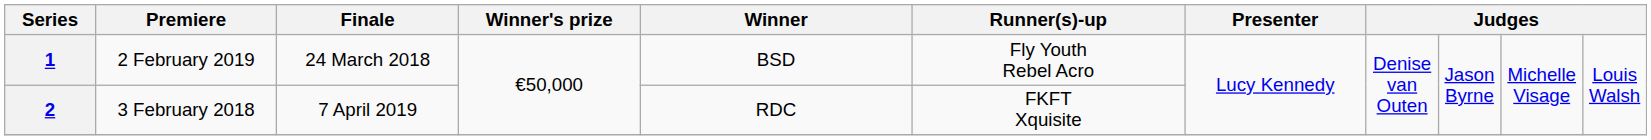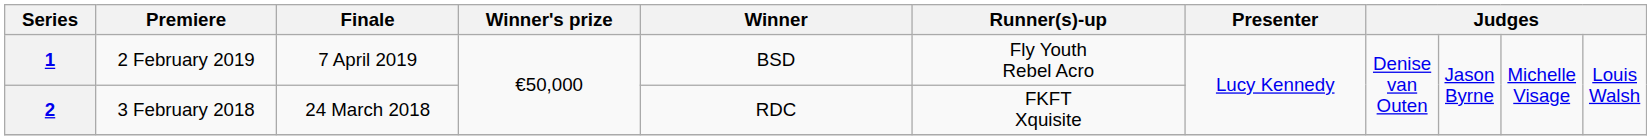(368, 60) 24 March 2018 -> (368, 60) 7 April 2019
(368, 110) 7 April 2019 -> (368, 110) 24 March 2018
